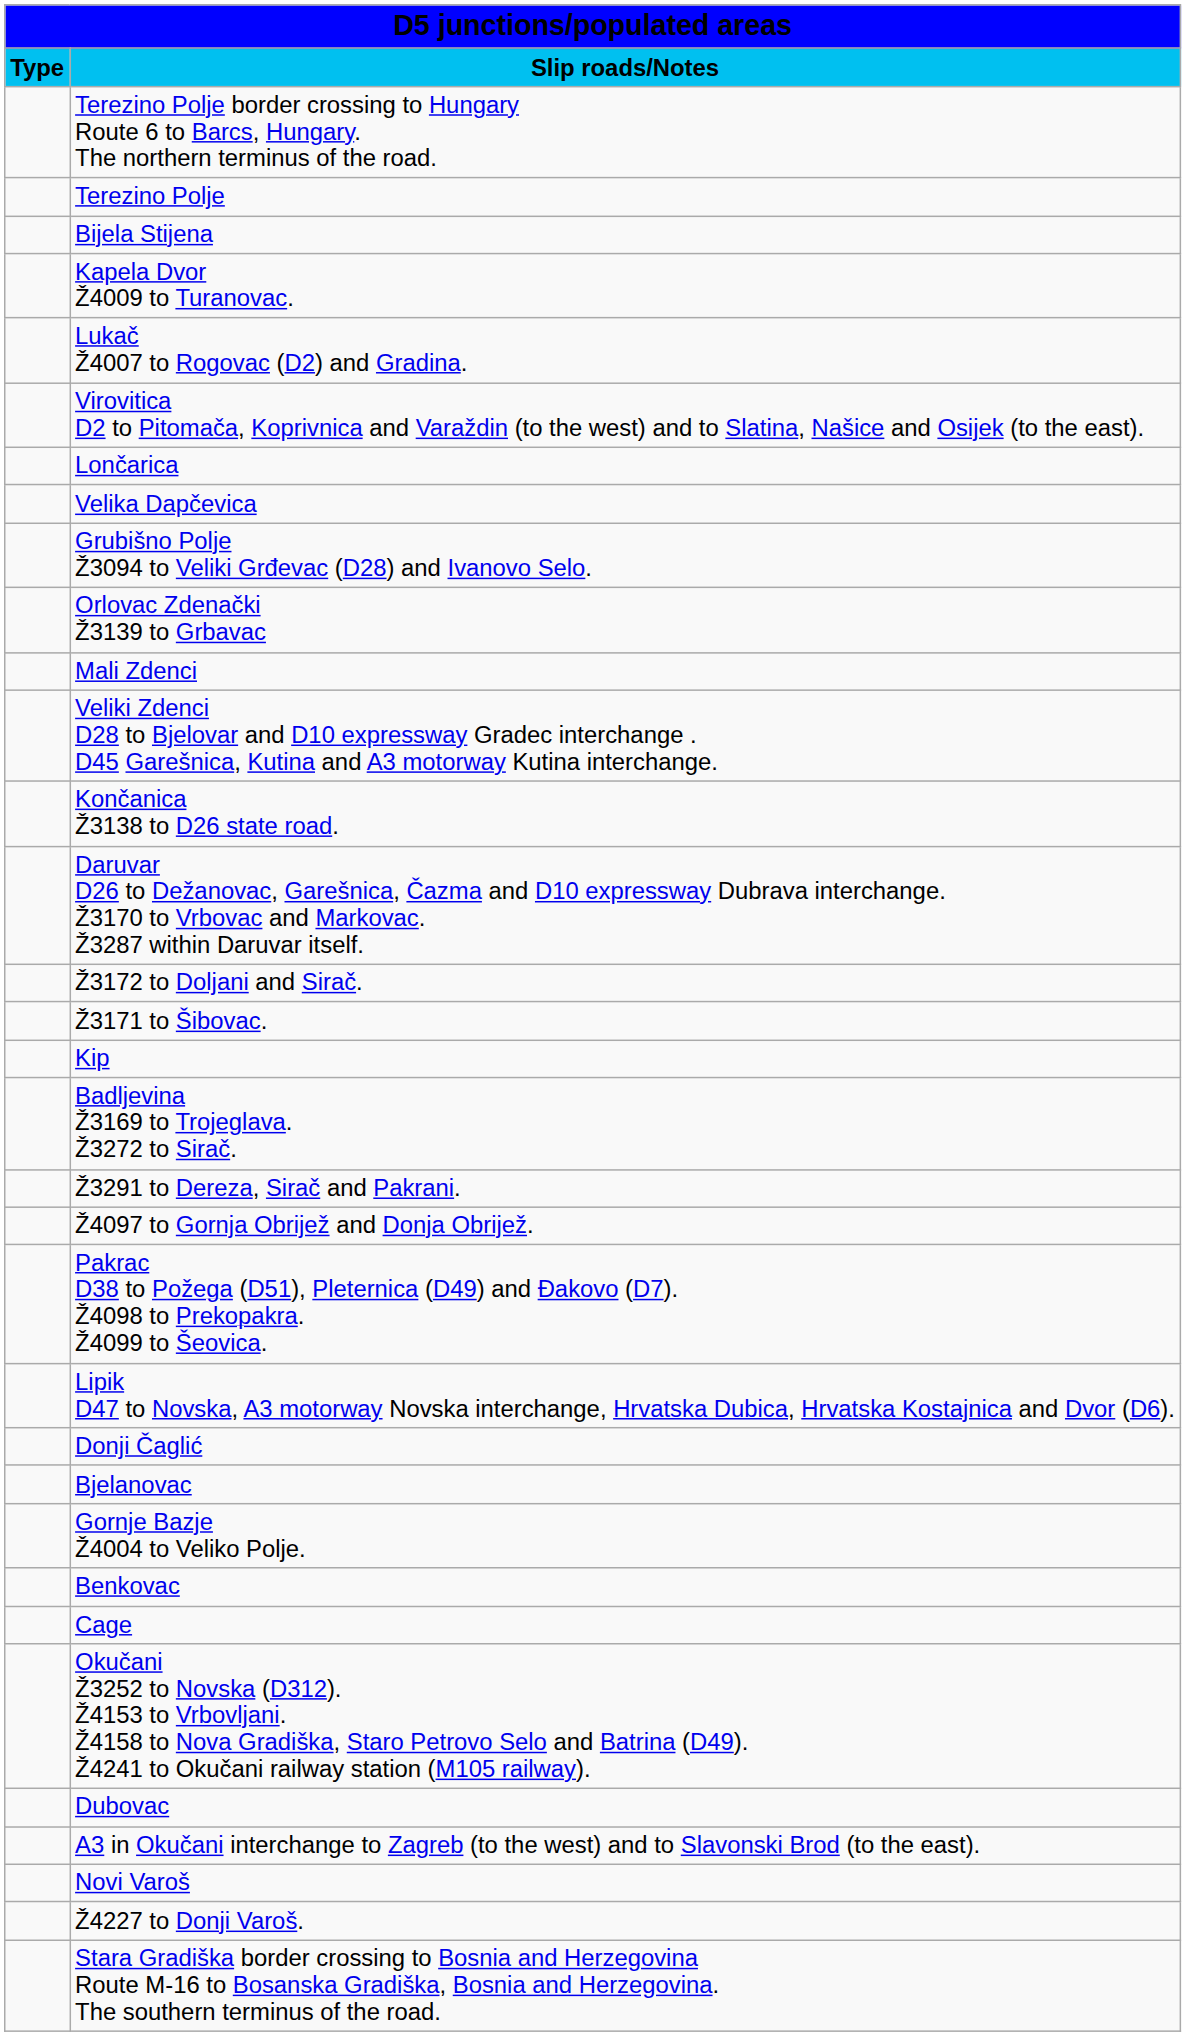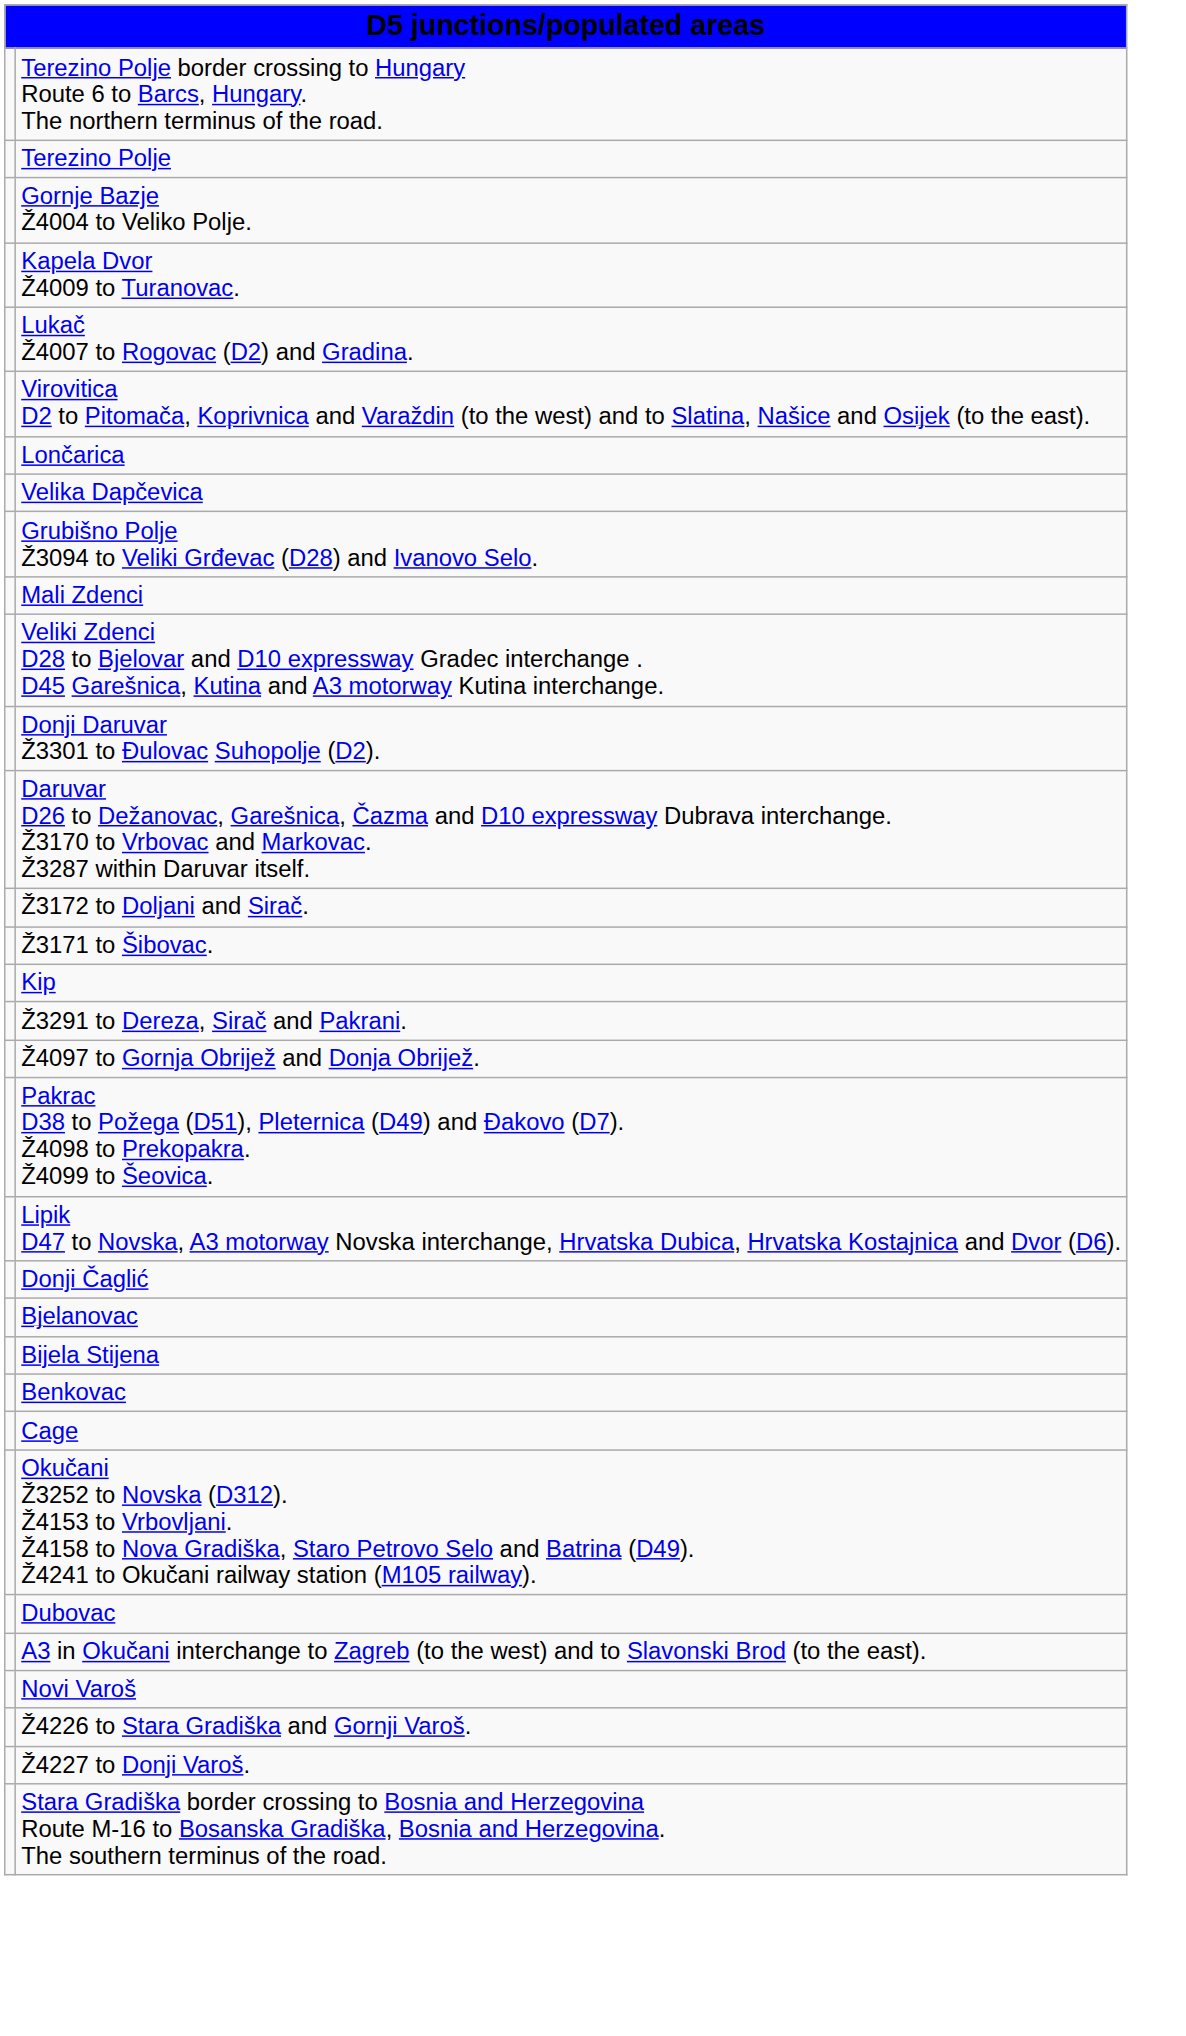- row: (625, 67)
rows swapped: (190, 1535) <-> (144, 234)
- row: (171, 619)
- row: (207, 813)
+ row: (201, 737)
- row: (184, 1123)
+ row: (246, 1726)
